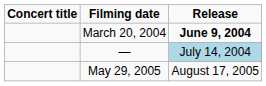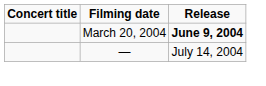(215, 52) lightblue background -> (207, 52) no background
- row: (124, 71)
